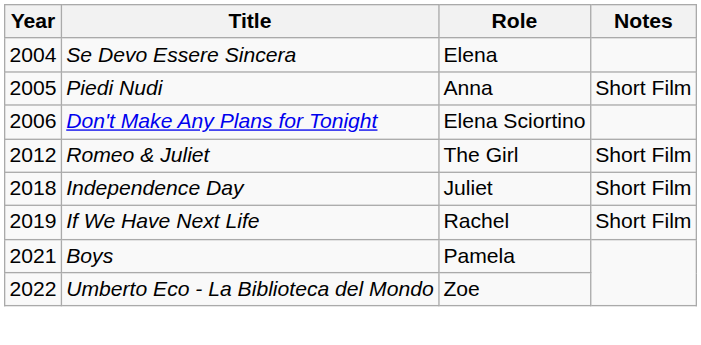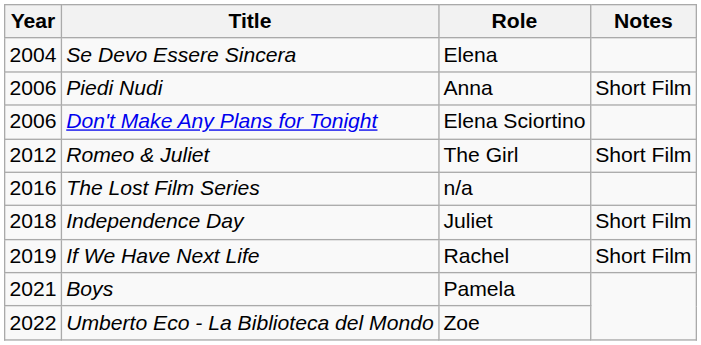(33, 88) 2005 -> (33, 88) 2006
+ row: (163, 188)
